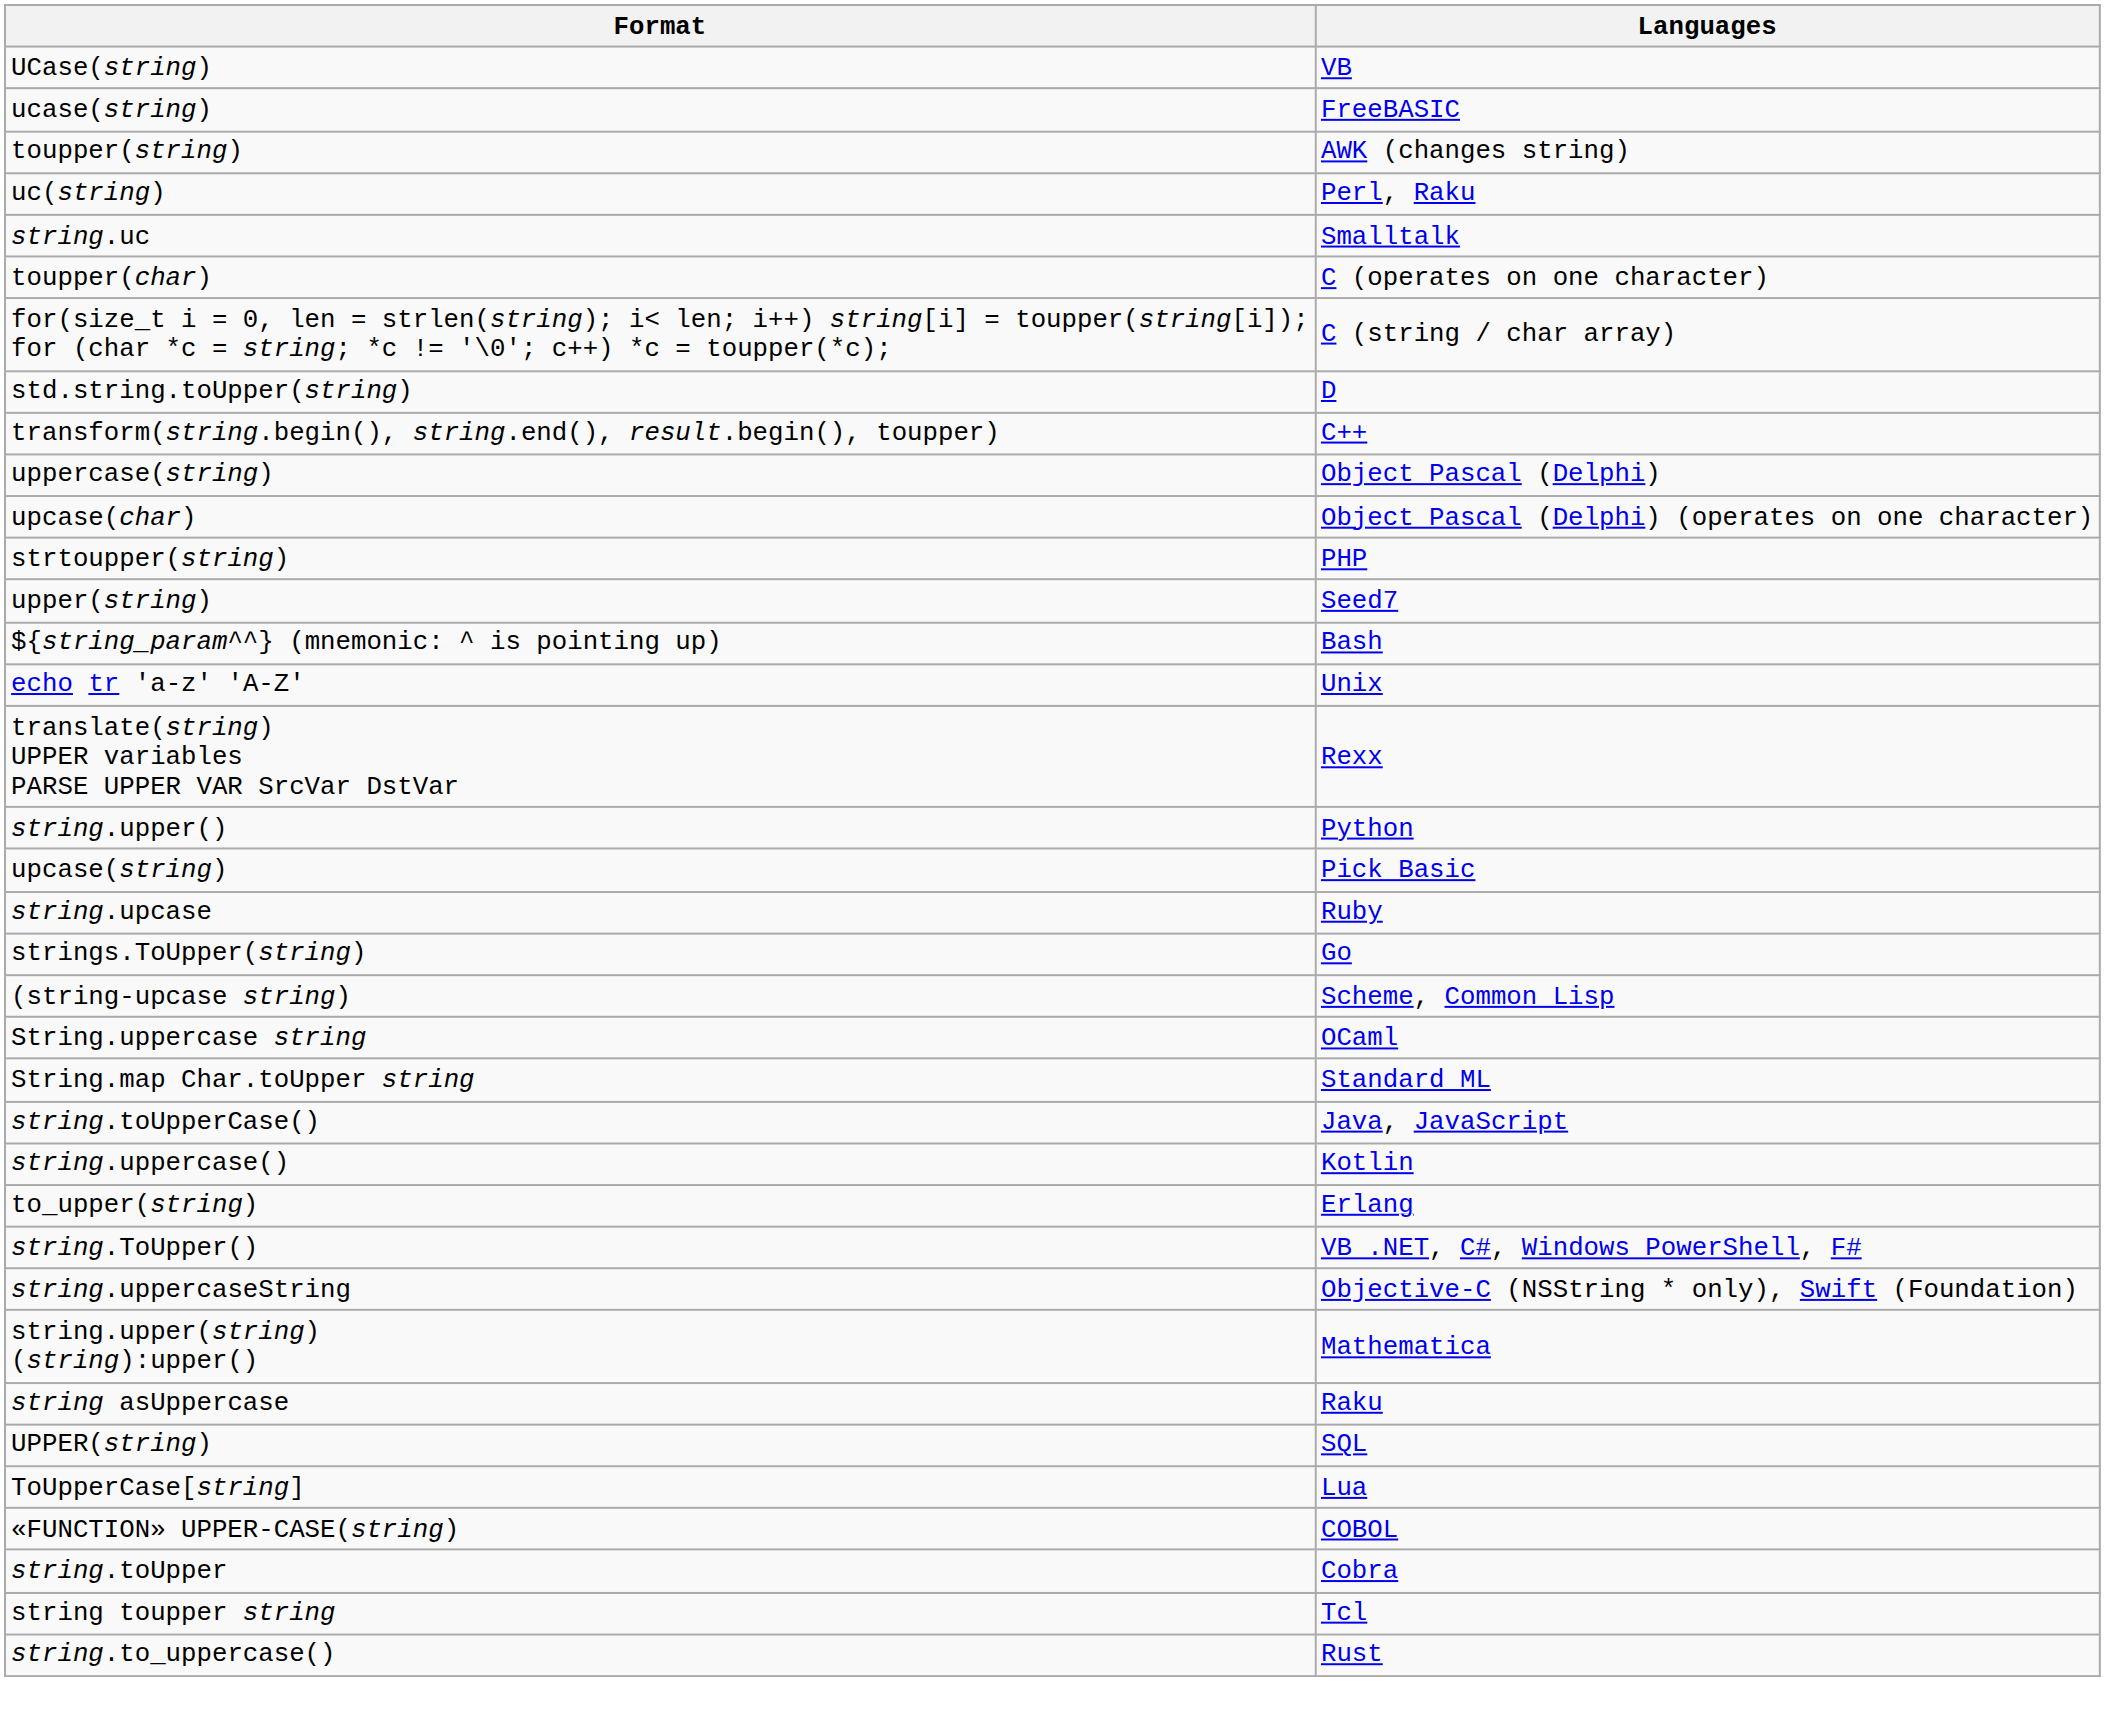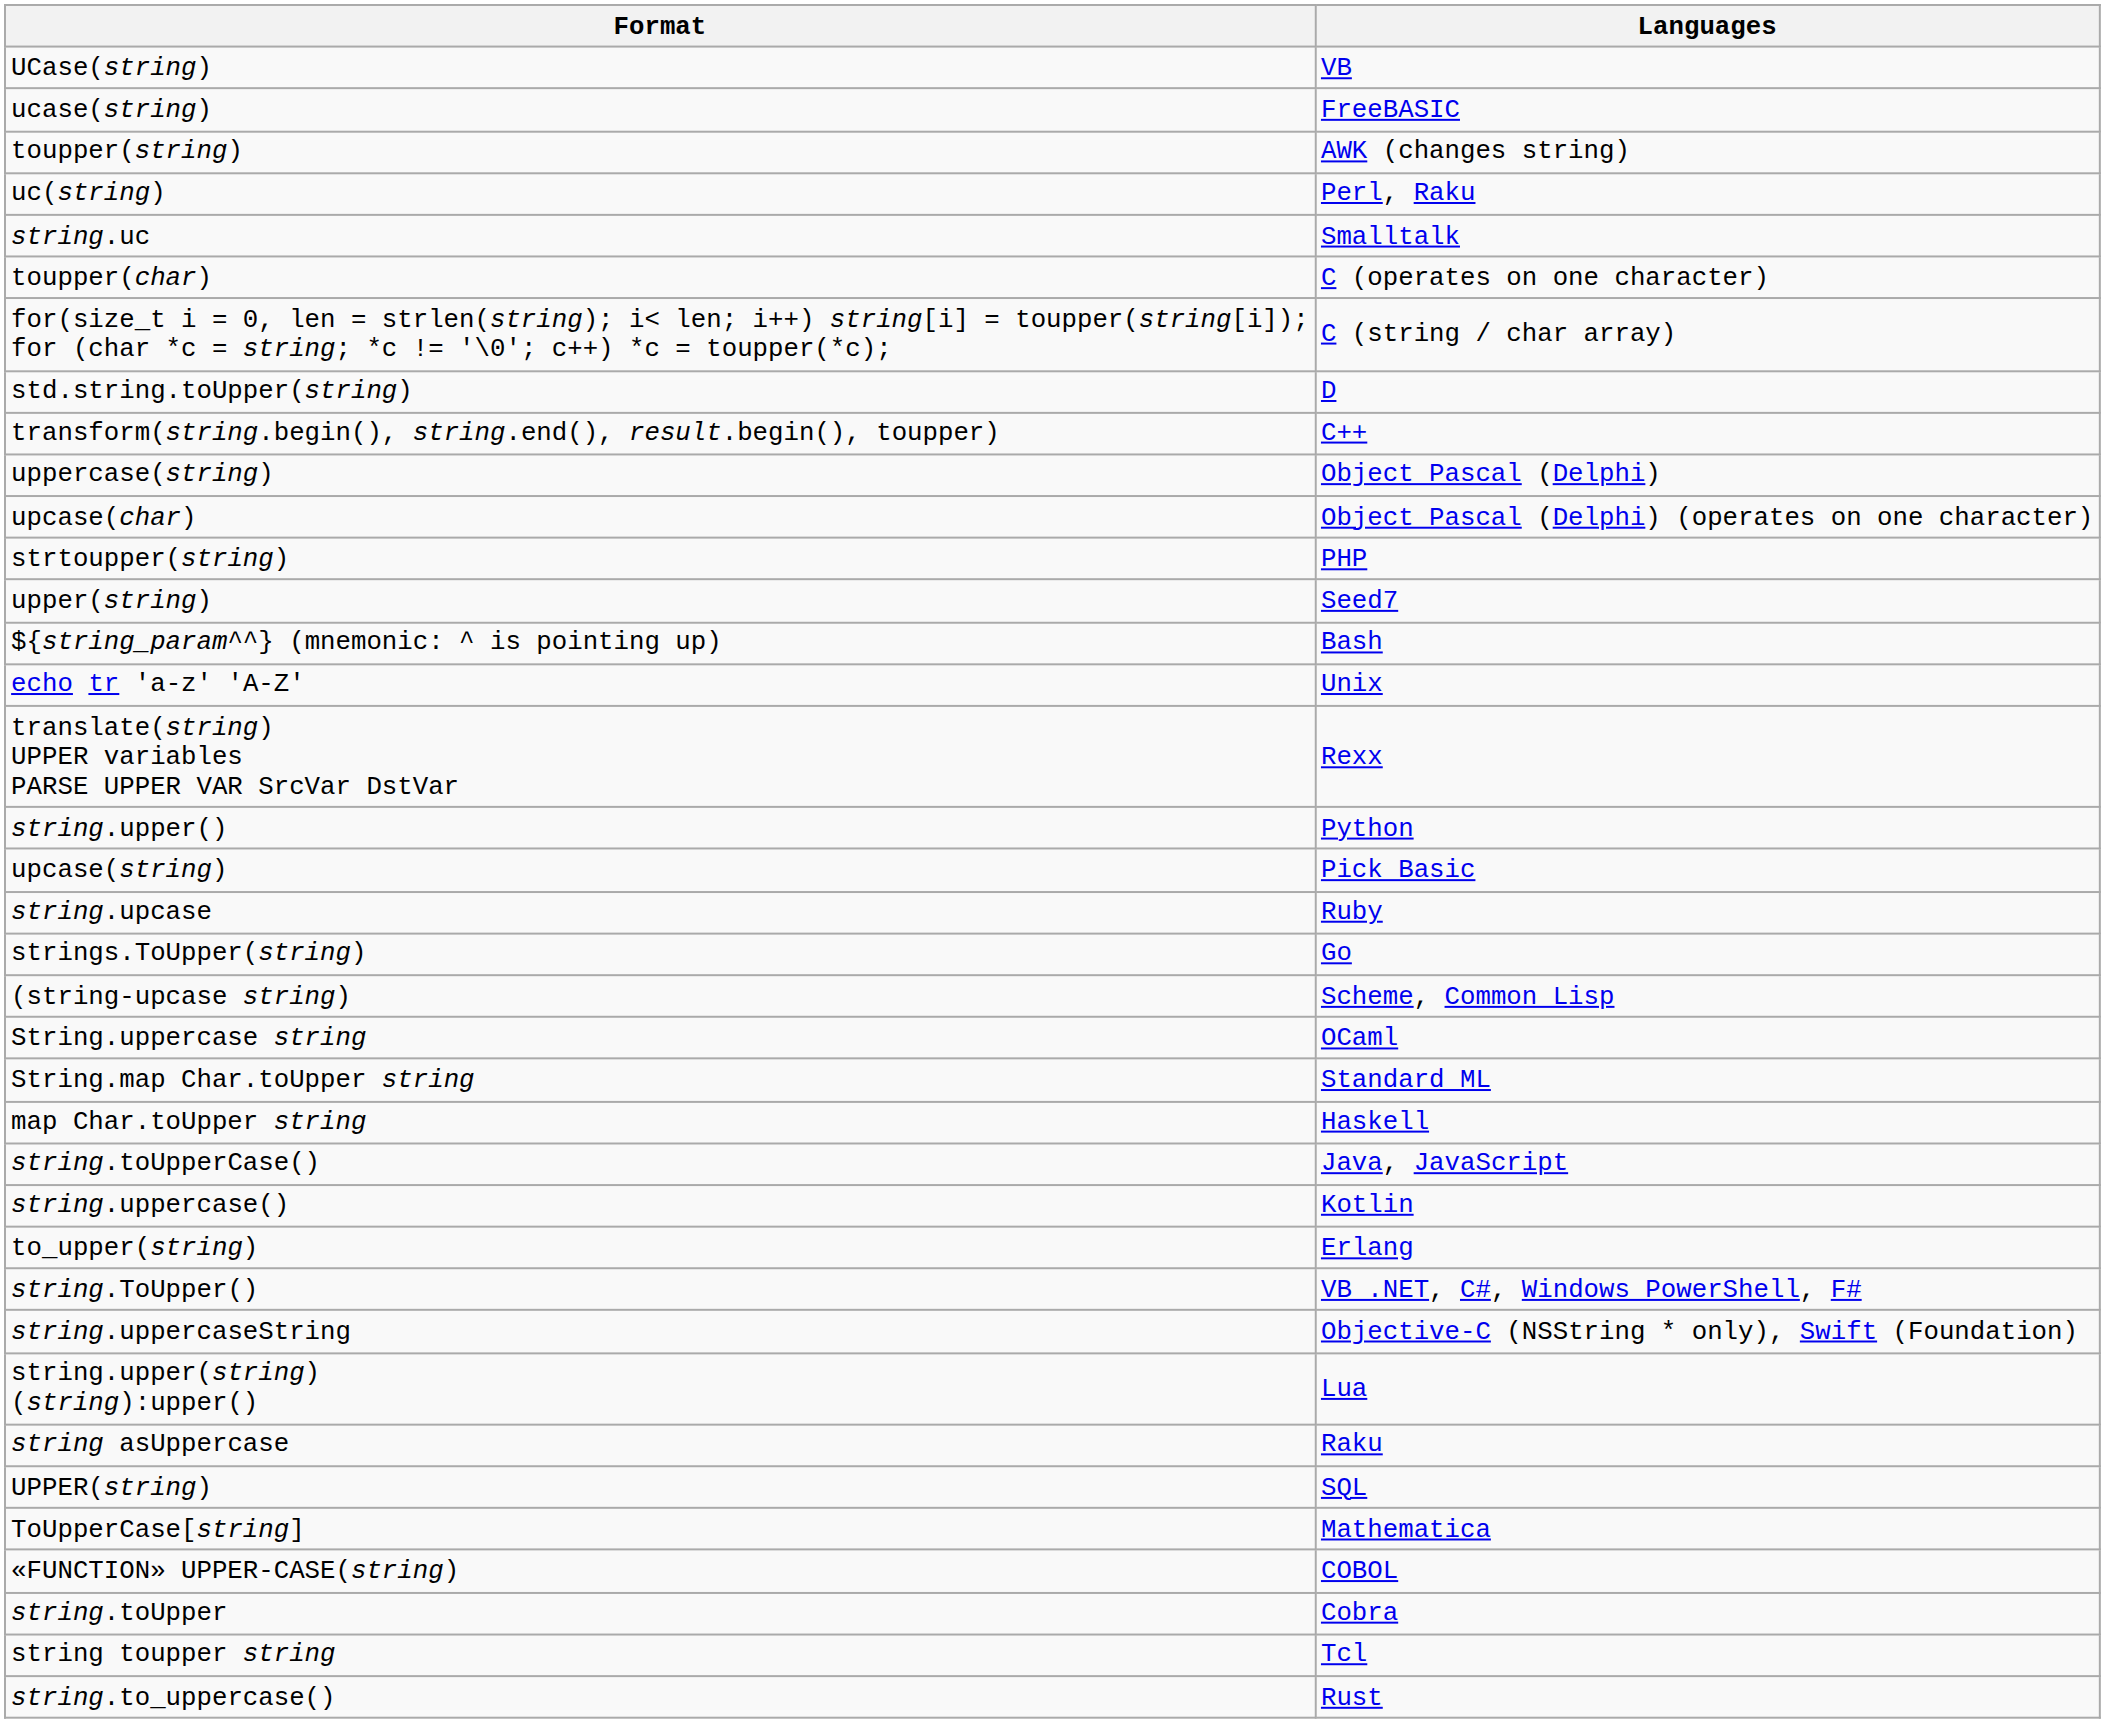+ row: (189, 1122)
(1406, 1347) Mathematica -> (1344, 1388) Lua
(1344, 1487) Lua -> (1406, 1529) Mathematica
